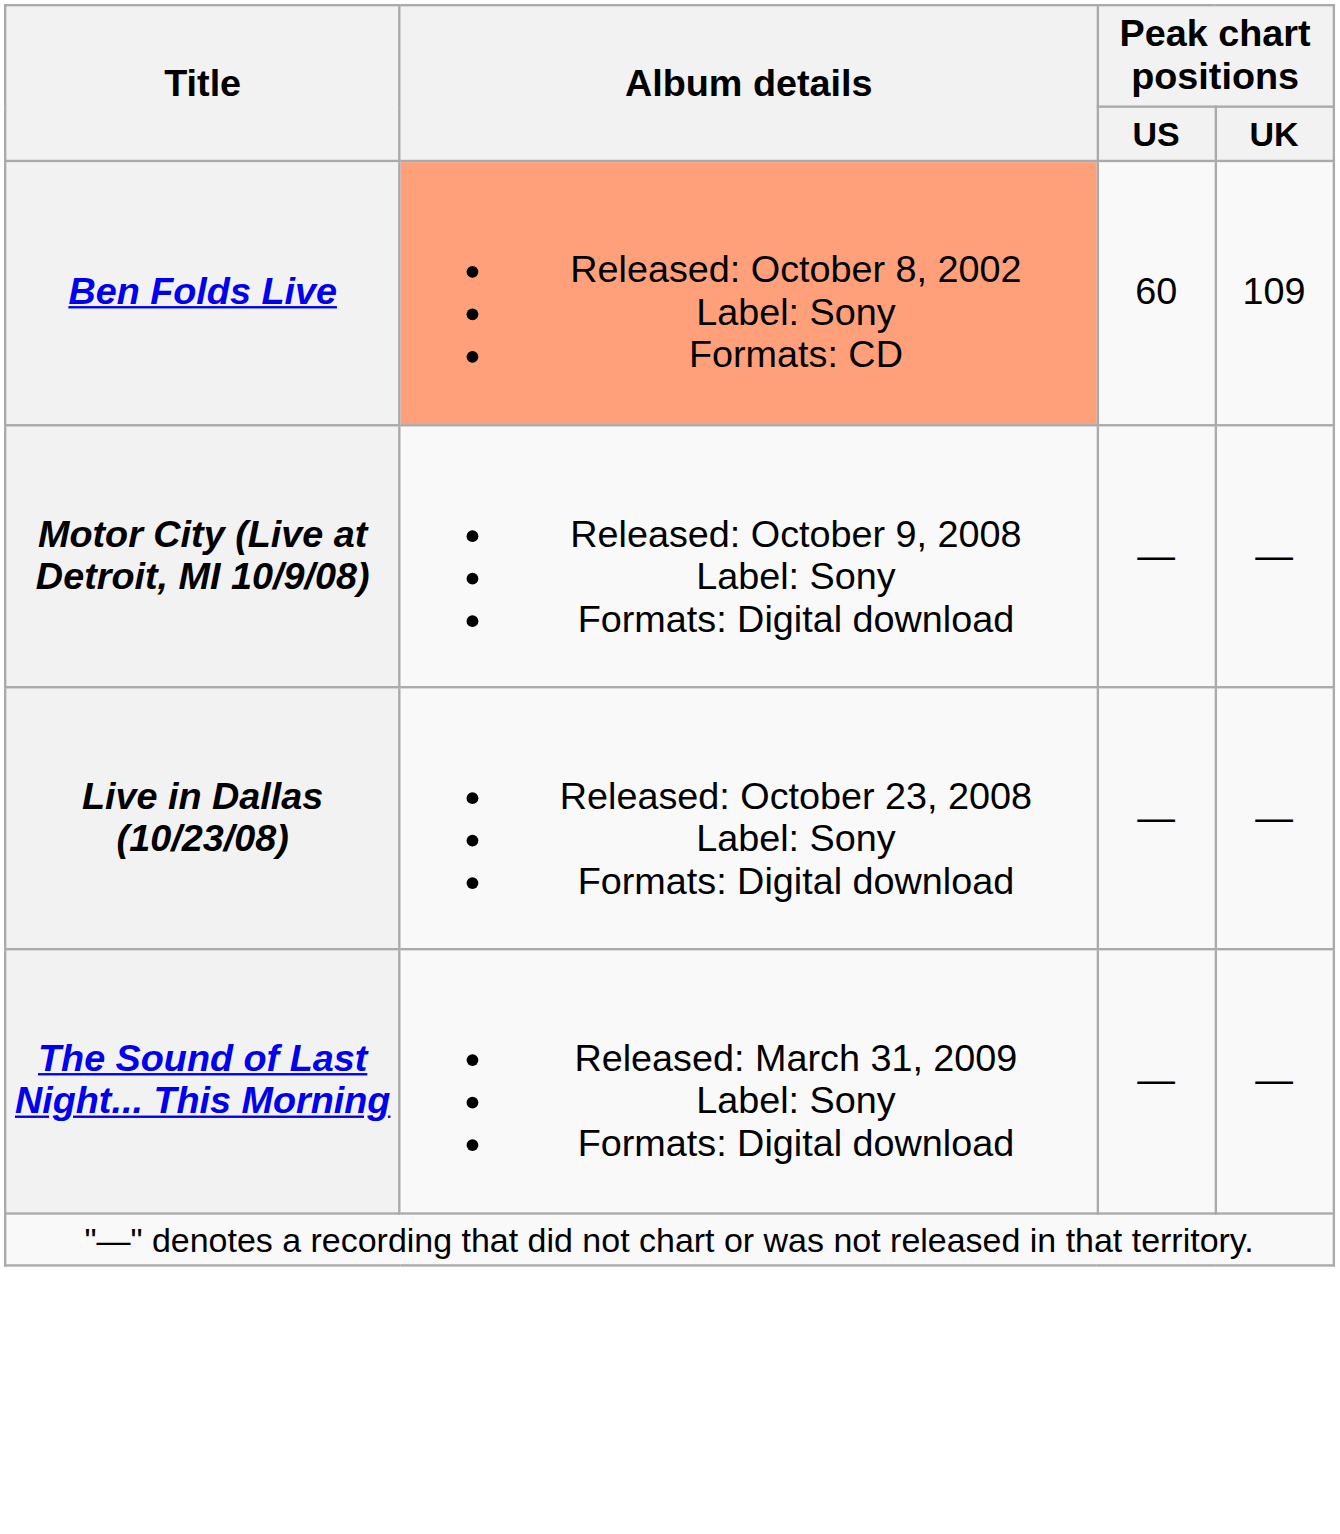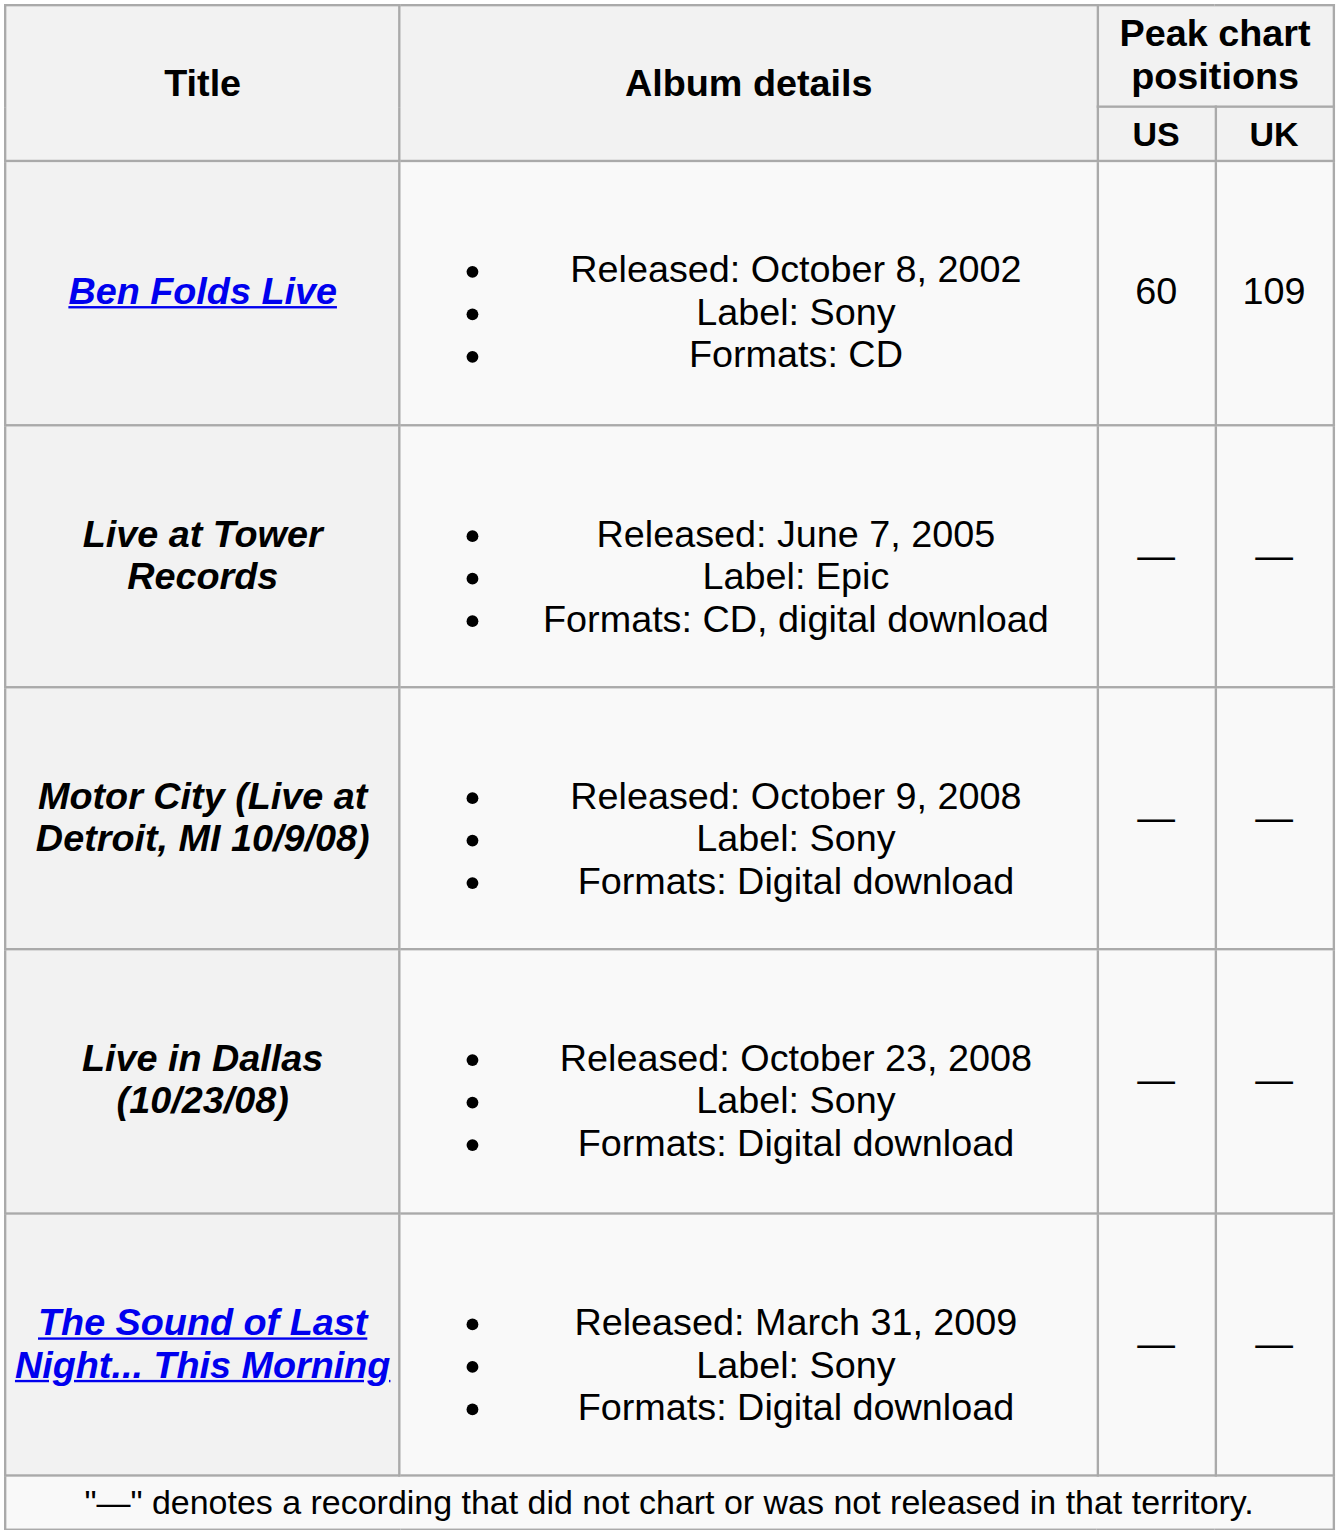(749, 314) lightsalmon background -> (749, 314) no background
+ row: (203, 554)
